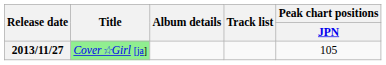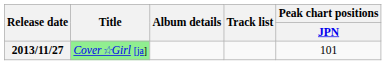(329, 50) 105 -> (329, 50) 101
